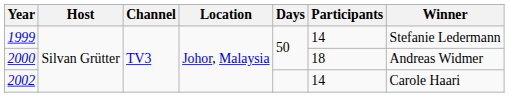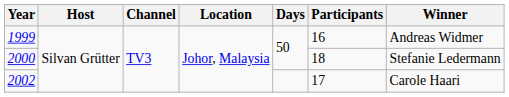(318, 37) 14 -> (318, 37) 16
(445, 37) Stefanie Ledermann -> (436, 37) Andreas Widmer
(436, 59) Andreas Widmer -> (445, 59) Stefanie Ledermann
(318, 80) 14 -> (318, 80) 17
